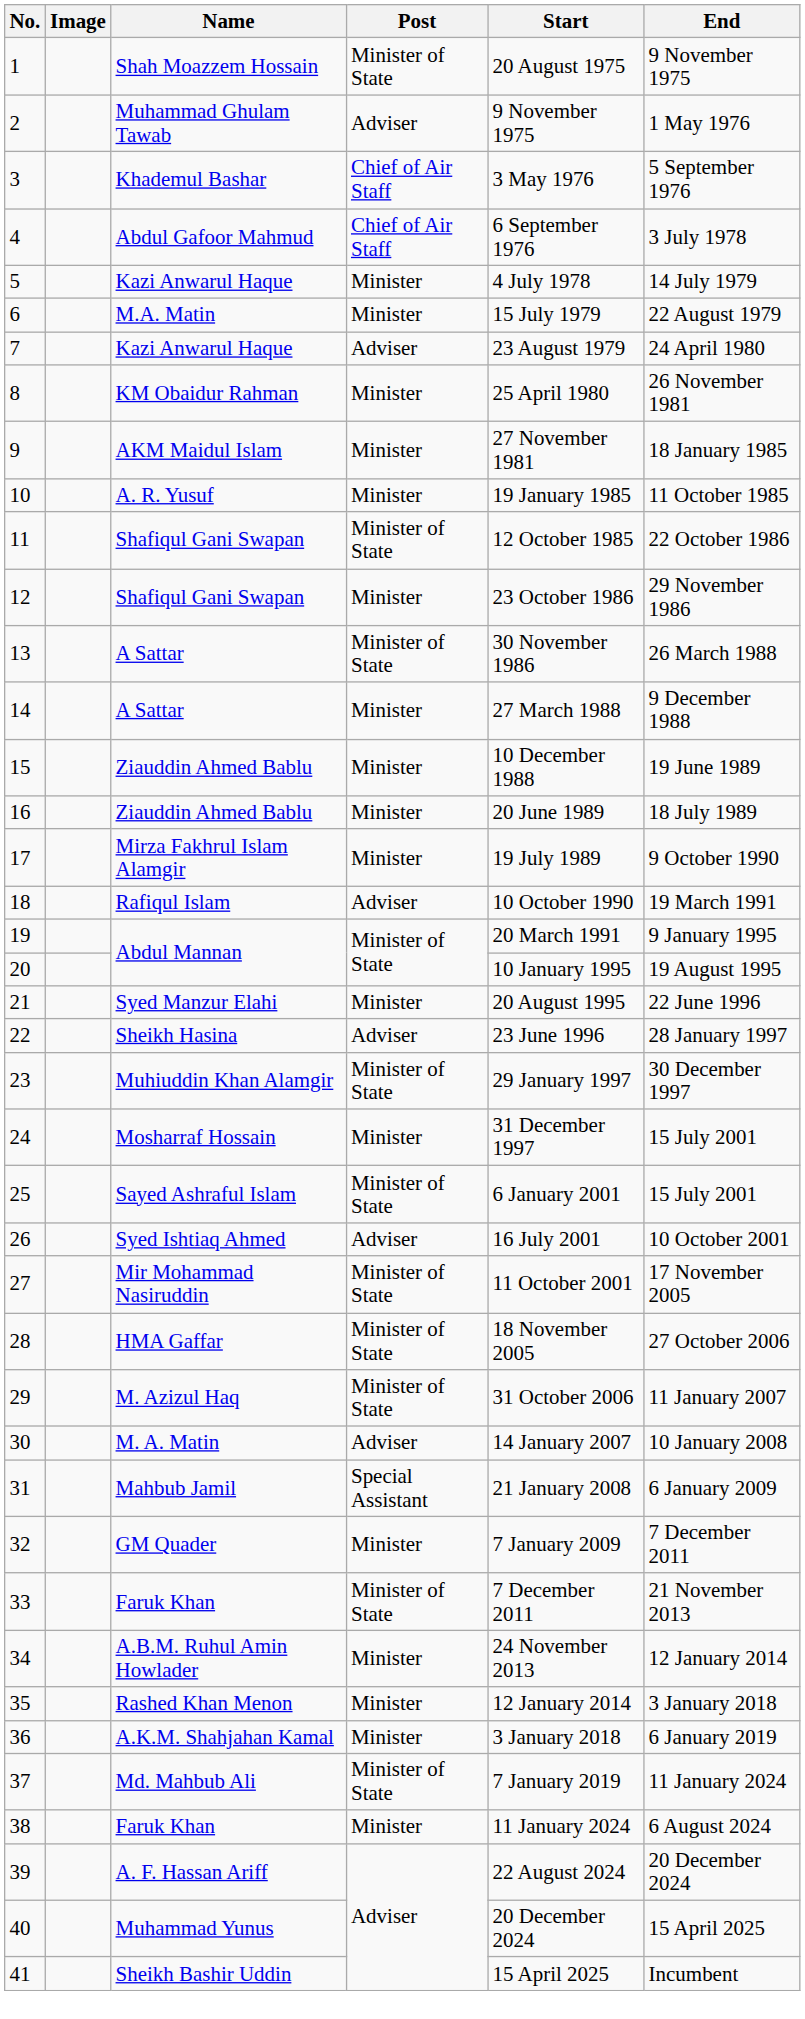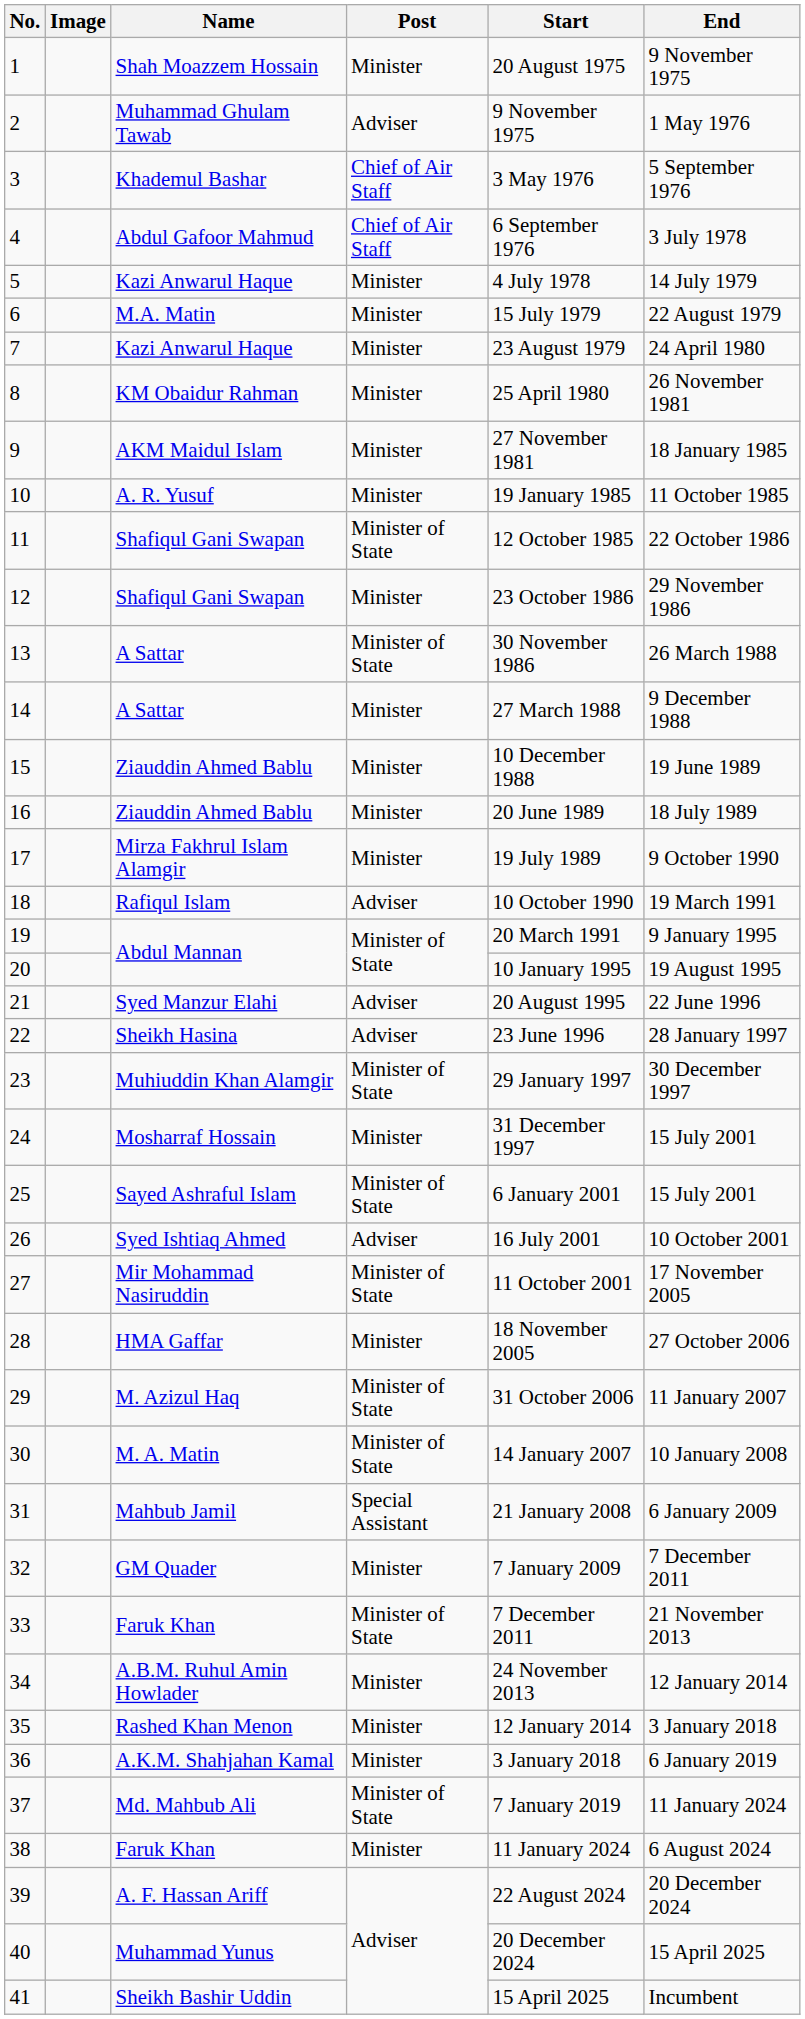(398, 66) Minister of State -> (386, 66) Minister
(384, 348) Adviser -> (386, 348) Minister
(386, 1002) Minister -> (384, 1002) Adviser
(398, 1340) Minister of State -> (386, 1340) Minister
(384, 1442) Adviser -> (398, 1454) Minister of State
